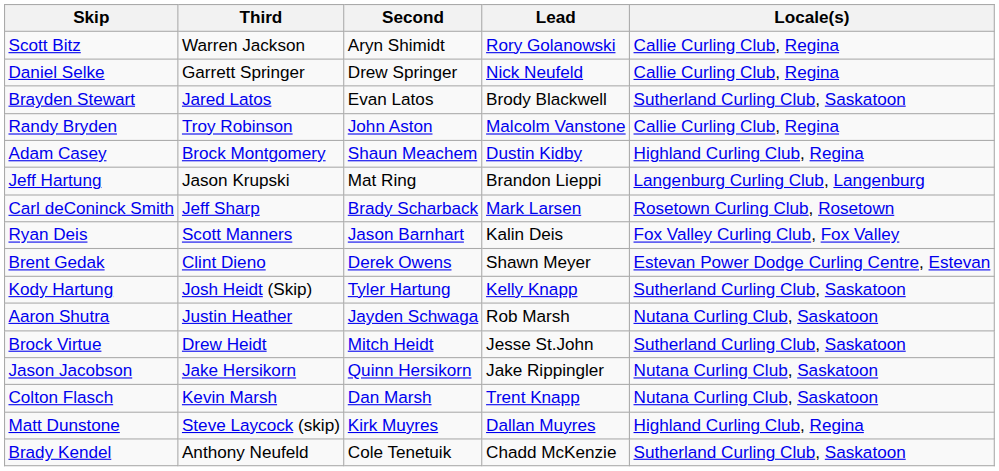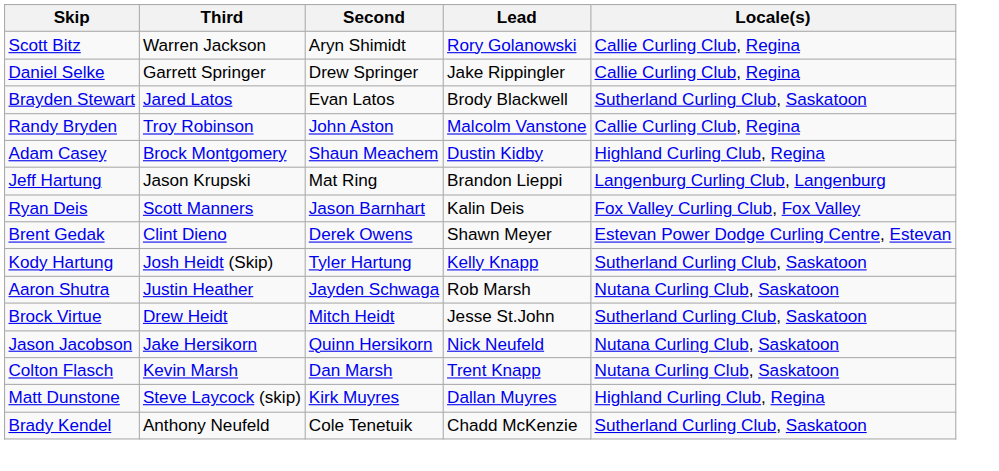(535, 72) Nick Neufeld -> (506, 72) Jake Rippingler
- row: (91, 208)
(545, 371) Jake Rippingler -> (496, 343) Nick Neufeld
